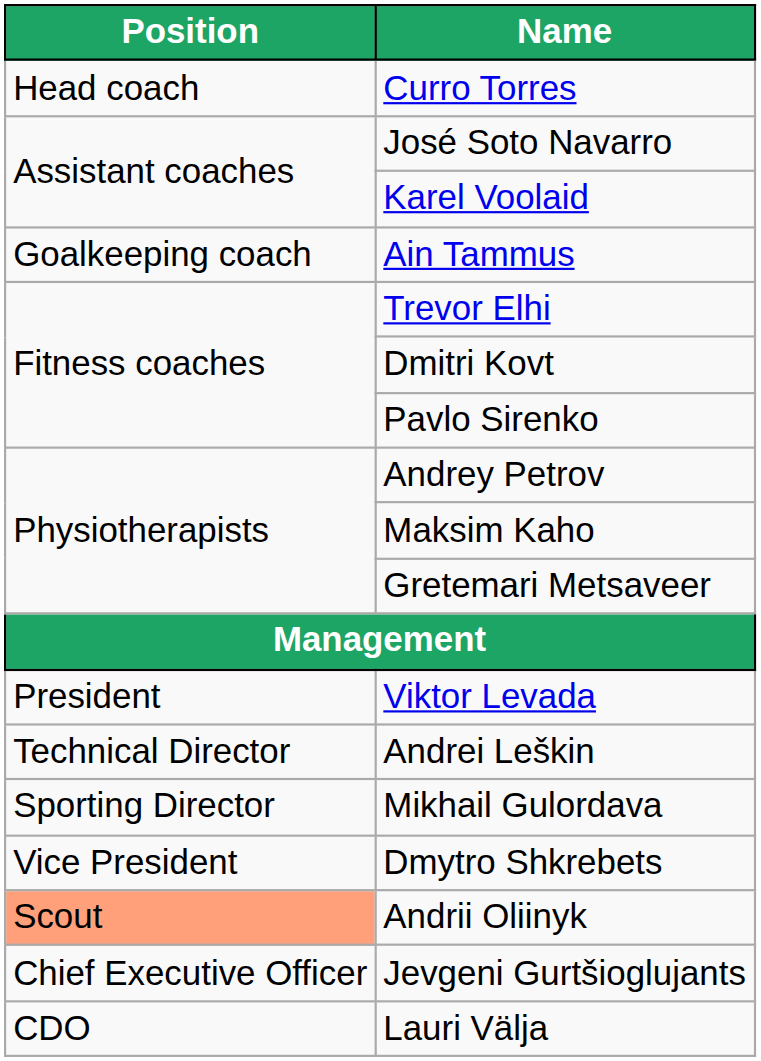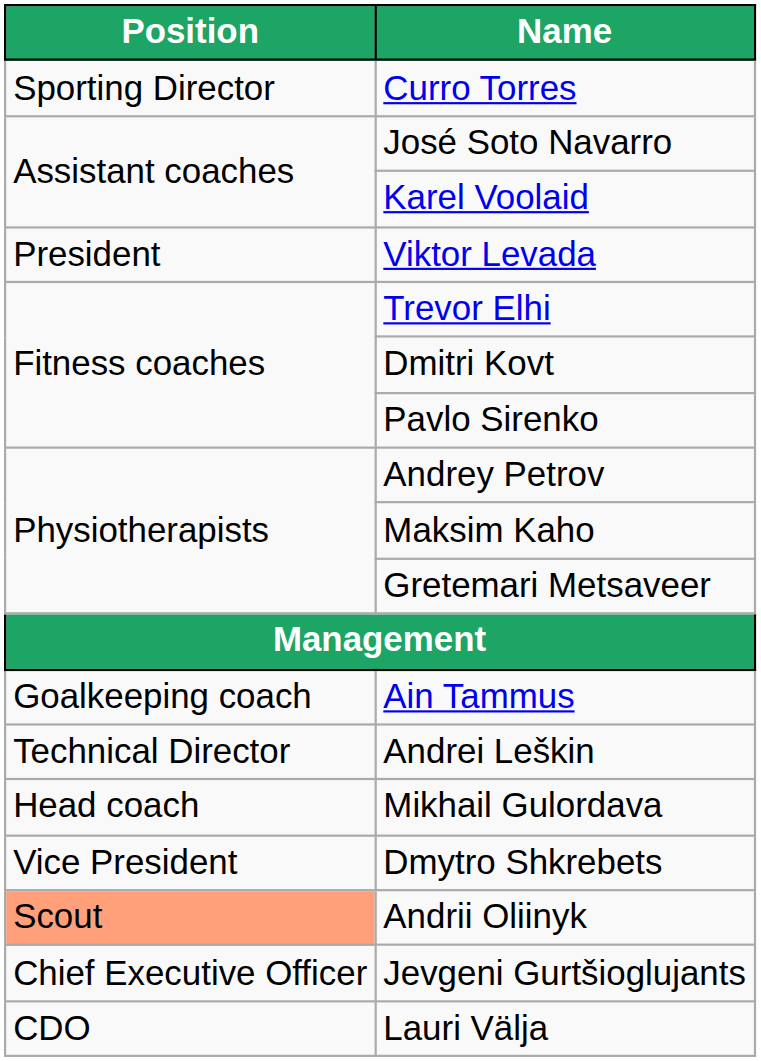(106, 87) Head coach -> (144, 87) Sporting Director
rows swapped: (479, 253) <-> (490, 695)
(144, 806) Sporting Director -> (106, 806) Head coach
